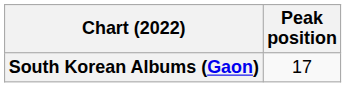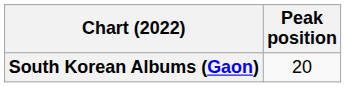(302, 67) 17 -> (302, 67) 20
